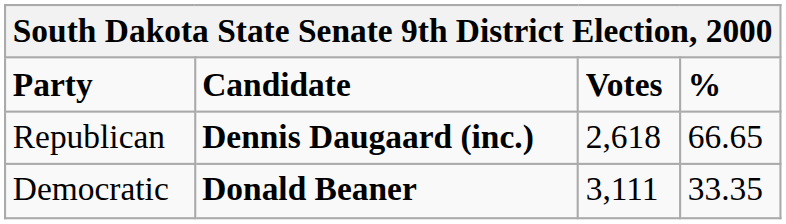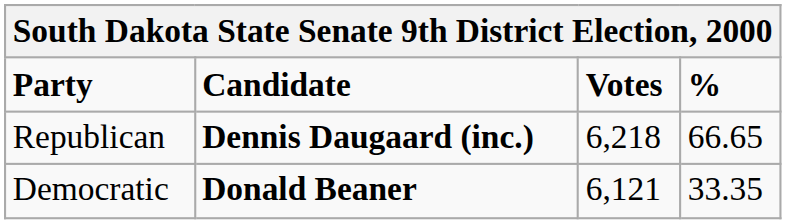(623, 137) 2,618 -> (623, 137) 6,218
(622, 190) 3,111 -> (623, 190) 6,121
